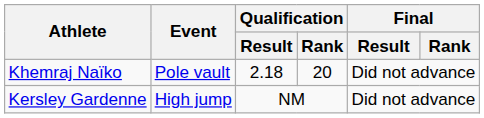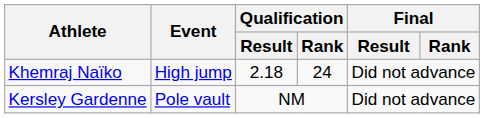(192, 73) Pole vault -> (193, 73) High jump
(322, 73) 20 -> (322, 73) 24
(193, 100) High jump -> (192, 100) Pole vault
